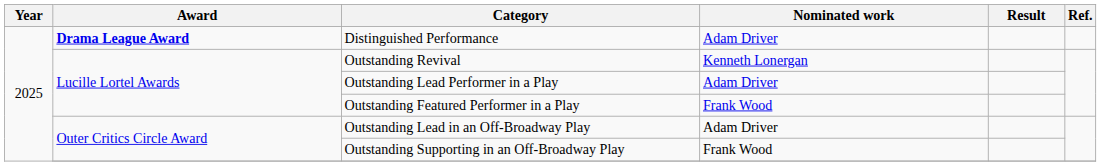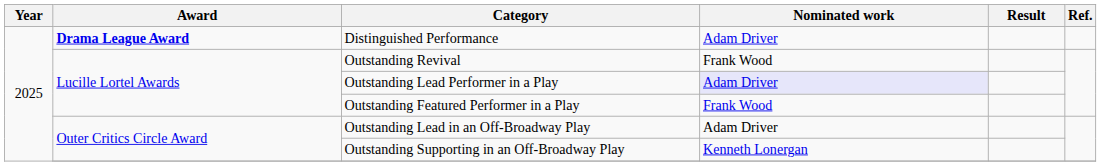(755, 60) Kenneth Lonergan -> (738, 60) Frank Wood
(740, 82) no background -> (740, 82) lavender background
(738, 149) Frank Wood -> (755, 149) Kenneth Lonergan
